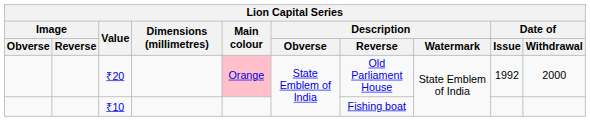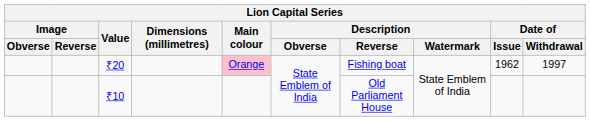(377, 76) Old Parliament House -> (377, 65) Fishing boat
(507, 76) 1992 -> (507, 65) 1962
(554, 76) 2000 -> (554, 65) 1997
(377, 106) Fishing boat -> (377, 95) Old Parliament House
